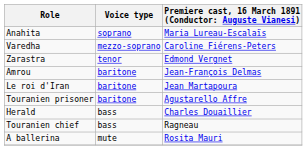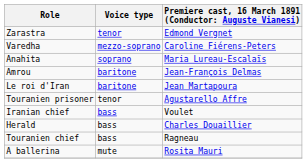rows swapped: (23, 33) <-> (26, 60)
(117, 99) baritone -> (110, 99) tenor
+ row: (38, 112)
